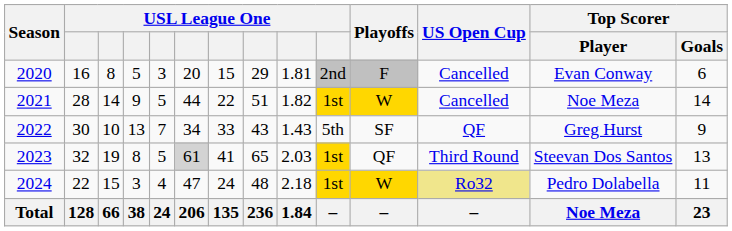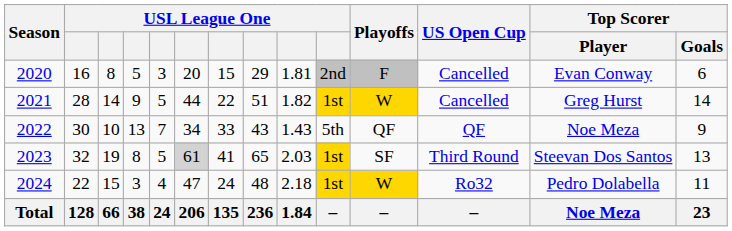(603, 101) Noe Meza -> (603, 101) Greg Hurst
(384, 128) SF -> (384, 128) QF
(603, 128) Greg Hurst -> (603, 128) Noe Meza
(384, 156) QF -> (384, 156) SF
(474, 184) khaki background -> (474, 184) no background
